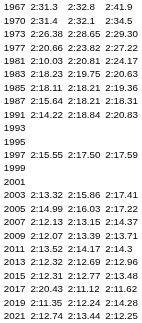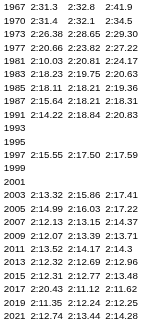(122, 302) 2:14.28 -> (122, 302) 2:12.25
(122, 316) 2:12.25 -> (122, 316) 2:14.28
